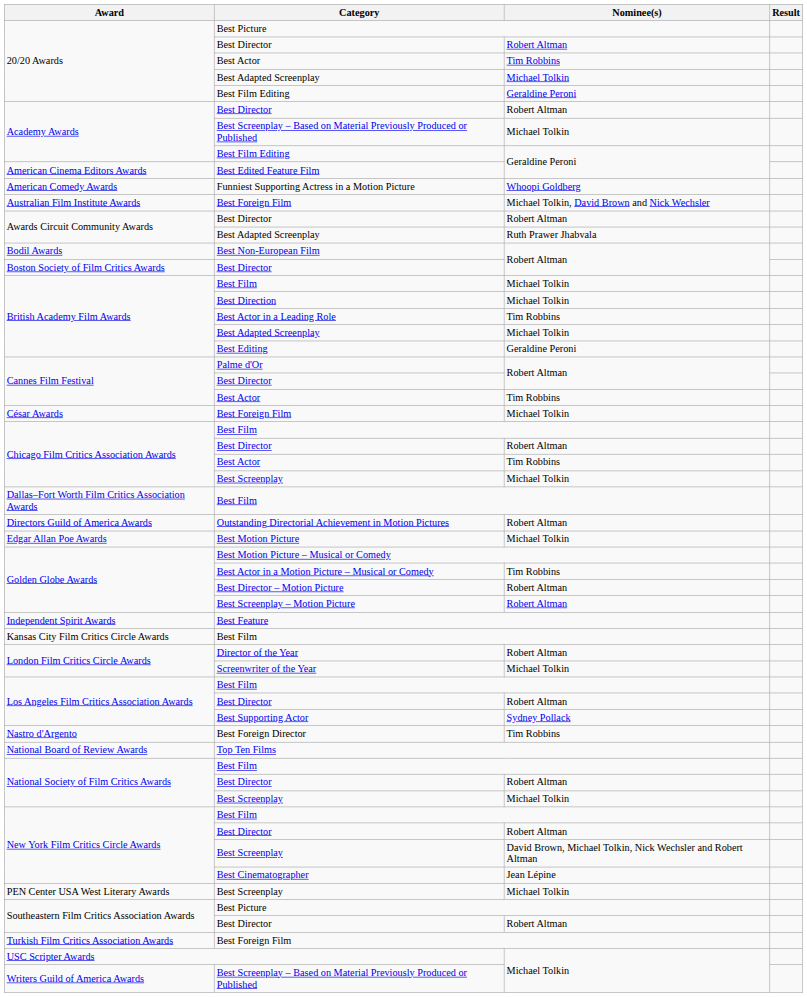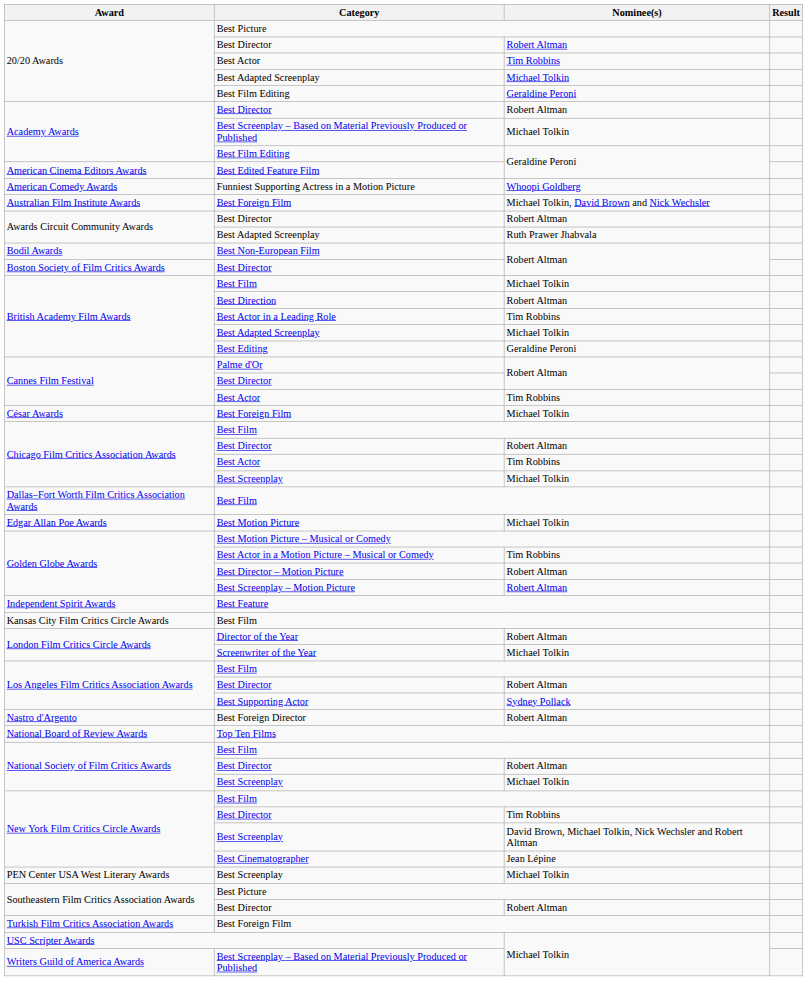(538, 300) Michael Tolkin -> (537, 300) Robert Altman
- row: (79, 522)
(533, 733) Tim Robbins -> (537, 717) Robert Altman
(537, 831) Robert Altman -> (533, 815) Tim Robbins
